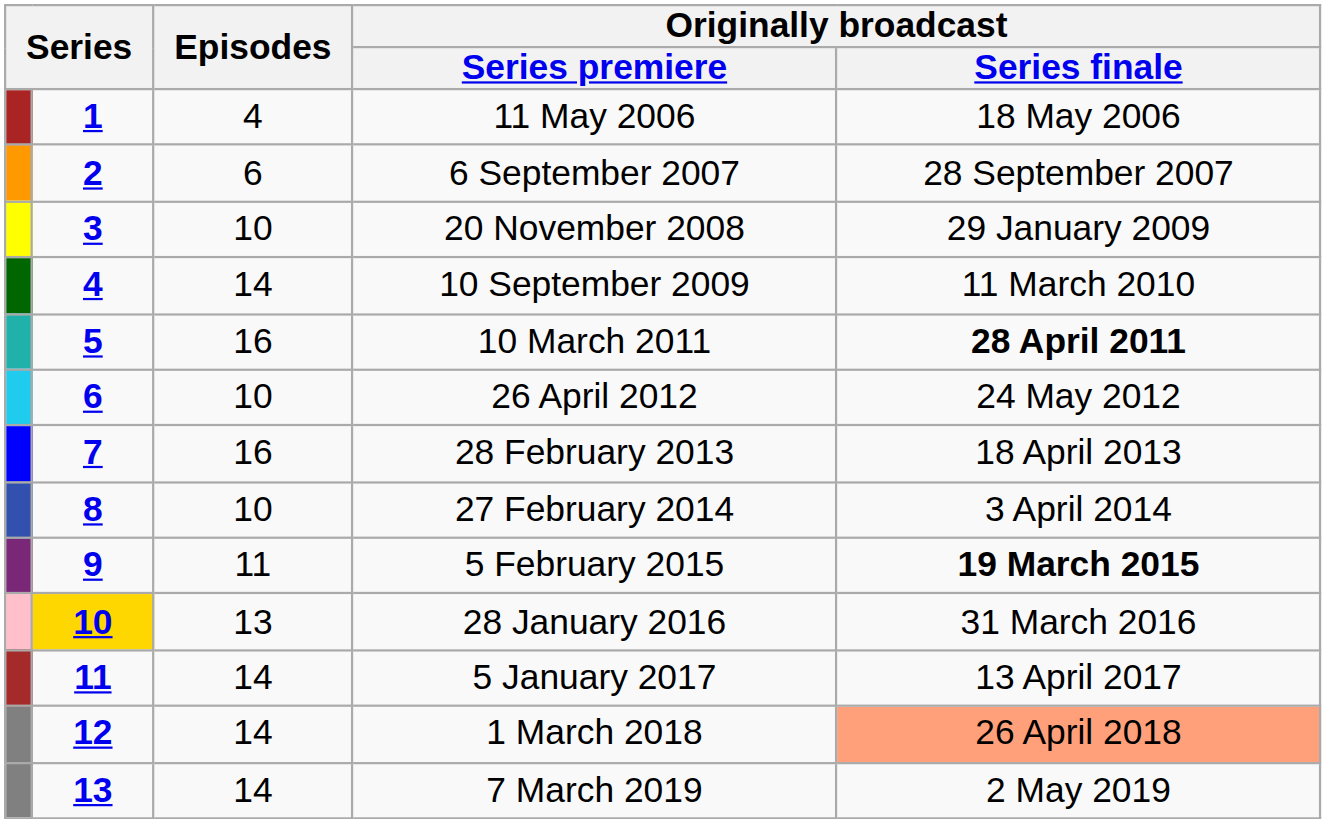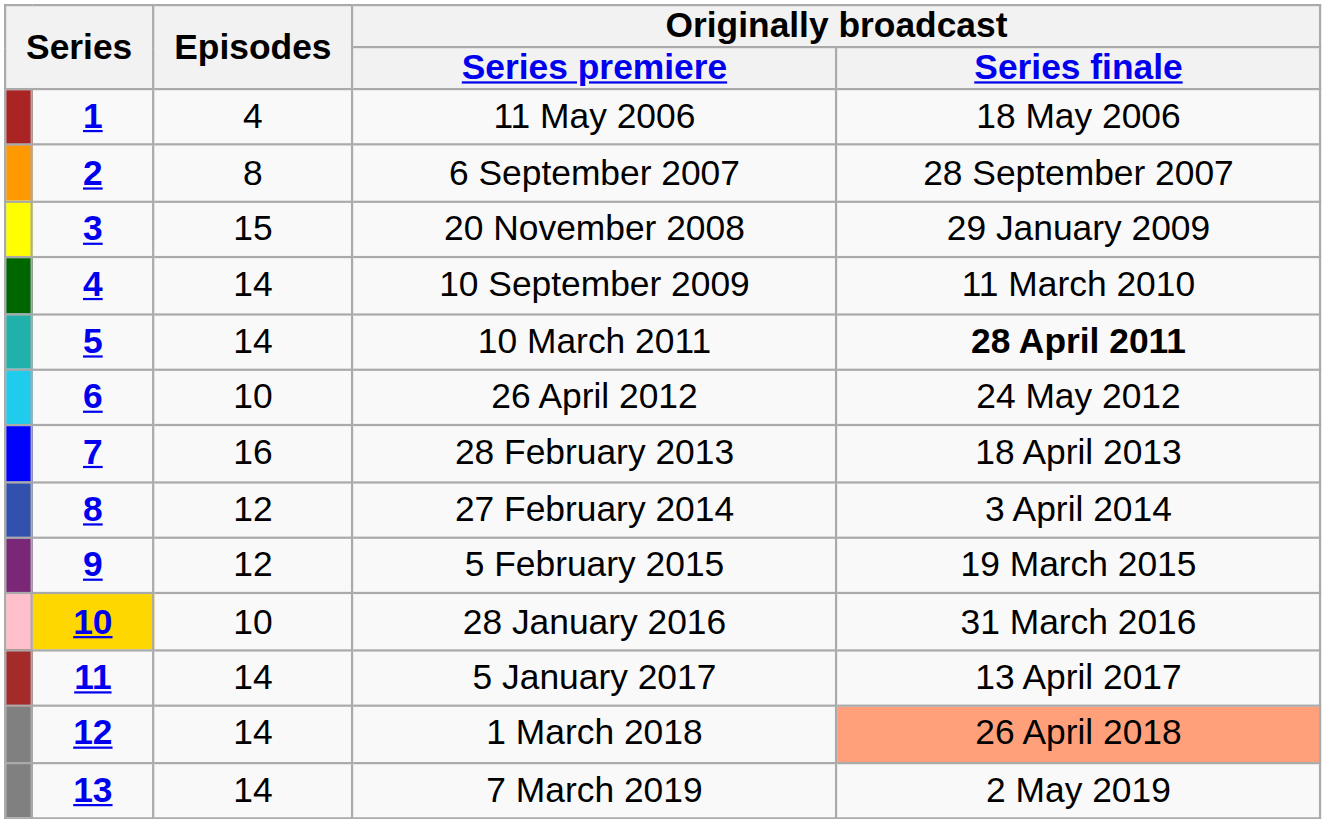(253, 172) 6 -> (253, 172) 8
(253, 228) 10 -> (253, 228) 15
(253, 340) 16 -> (253, 340) 14
(253, 509) 10 -> (253, 509) 12
(253, 565) 11 -> (253, 565) 12
(1078, 565) bold -> (1078, 565) normal
(253, 621) 13 -> (253, 621) 10
